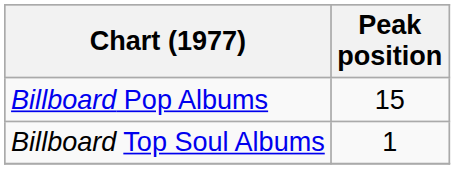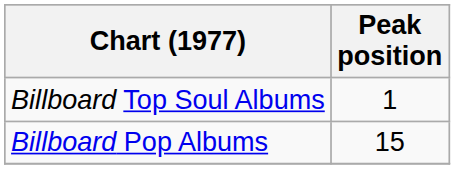rows swapped: (140, 99) <-> (168, 142)
